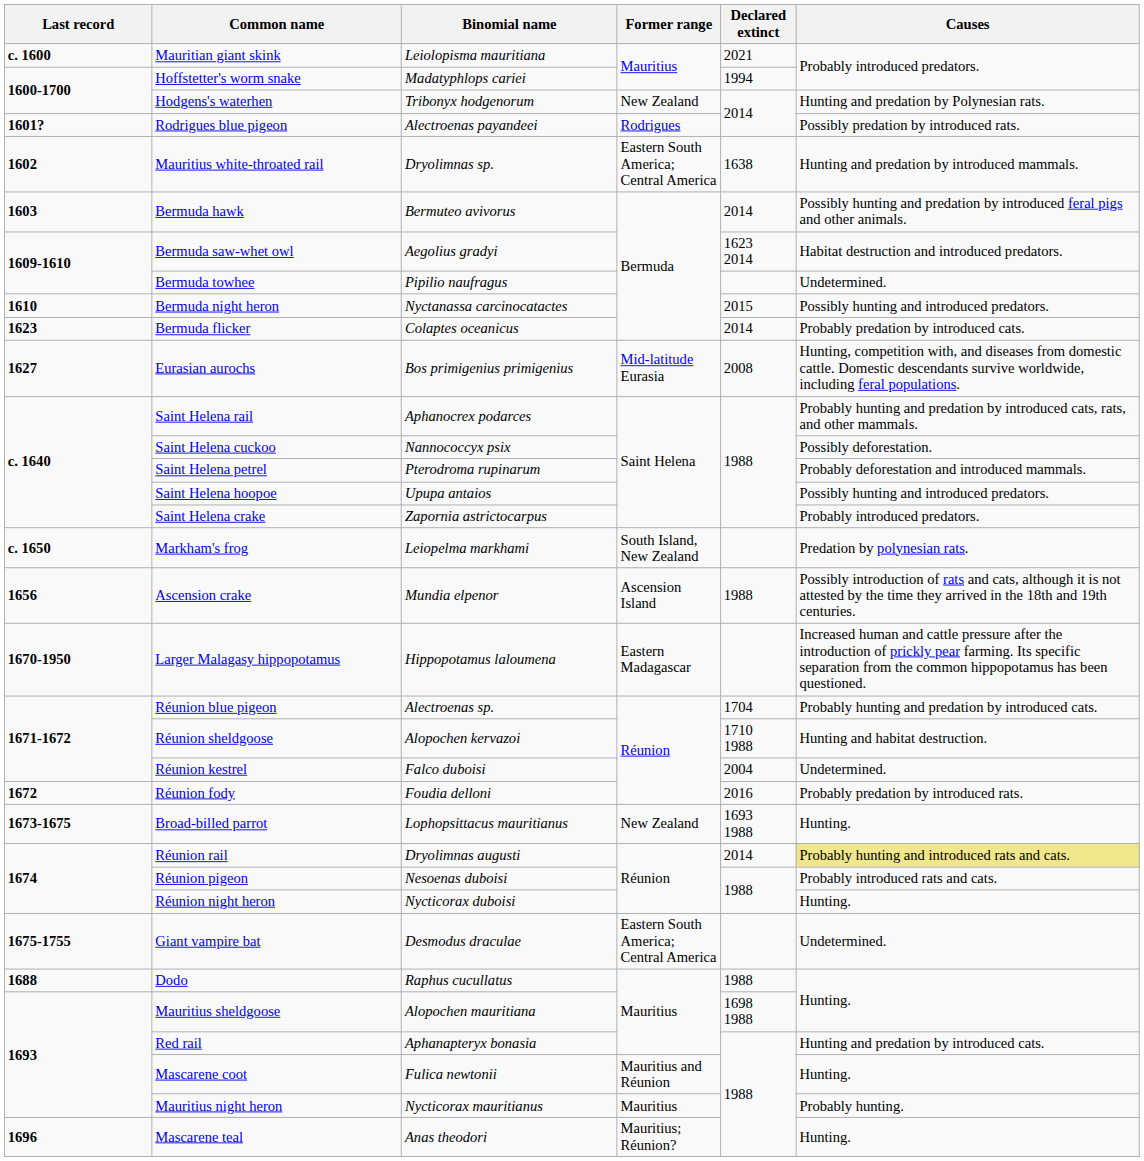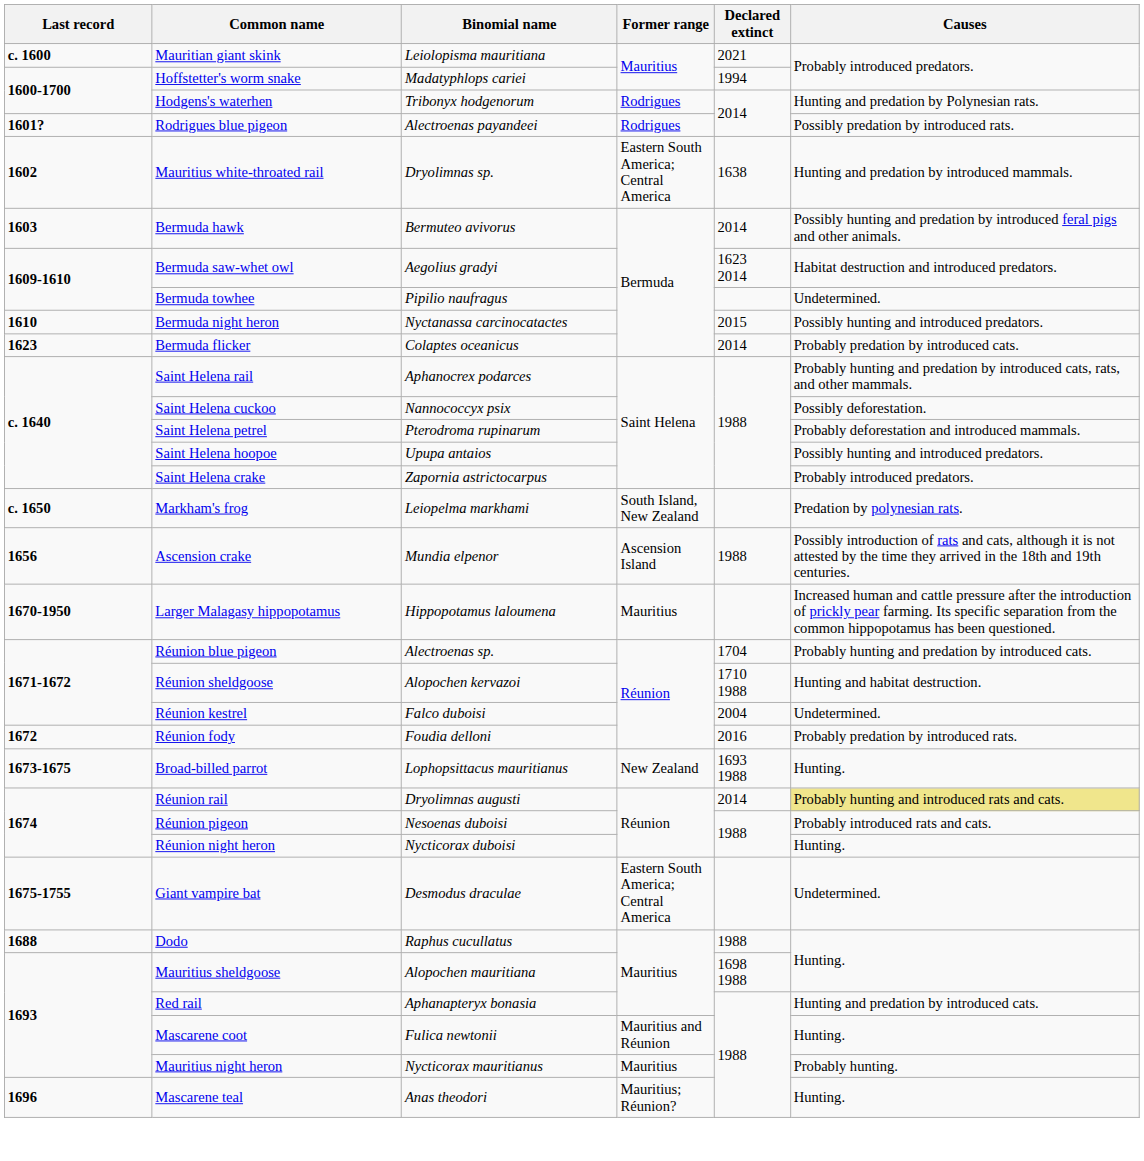(660, 101) New Zealand -> (650, 101) Rodrigues
- row: (205, 368)
(656, 659) Eastern Madagascar -> (649, 611) Mauritius
